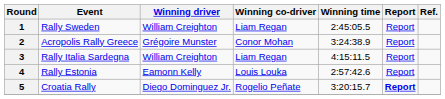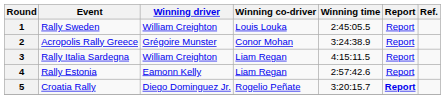(261, 26) Liam Regan -> (261, 26) Louis Louka
(261, 71) Louis Louka -> (261, 71) Liam Regan
